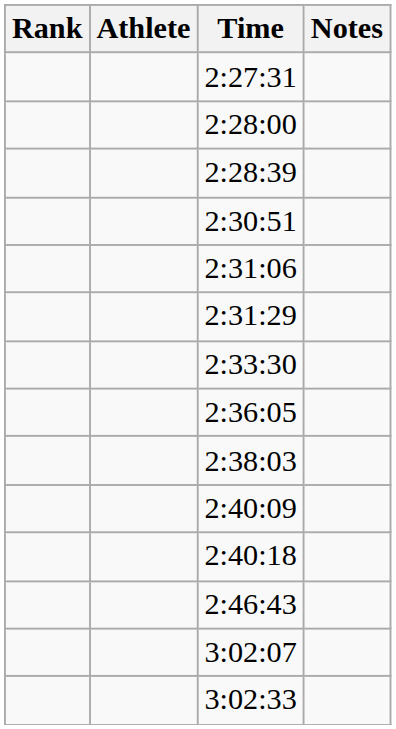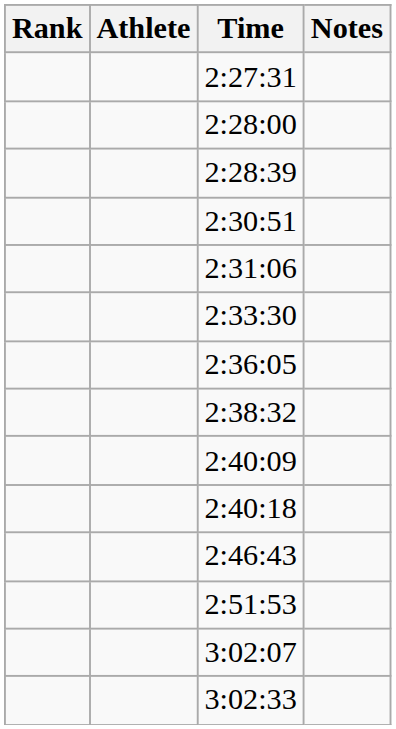- row: (251, 316)
- row: (251, 460)
+ row: (251, 412)
+ row: (251, 603)
